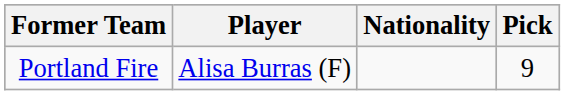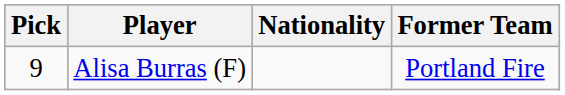columns swapped: (527, 25) <-> (89, 25)
